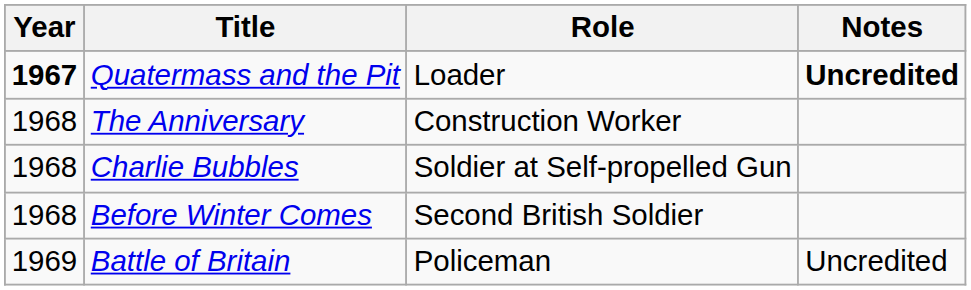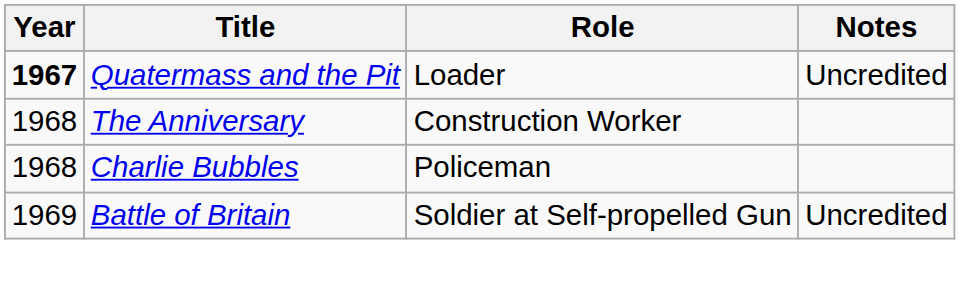(882, 74) bold -> (876, 74) normal
(603, 167) Soldier at Self-propelled Gun -> (482, 167) Policeman
- row: (231, 214)
(482, 261) Policeman -> (603, 214) Soldier at Self-propelled Gun
